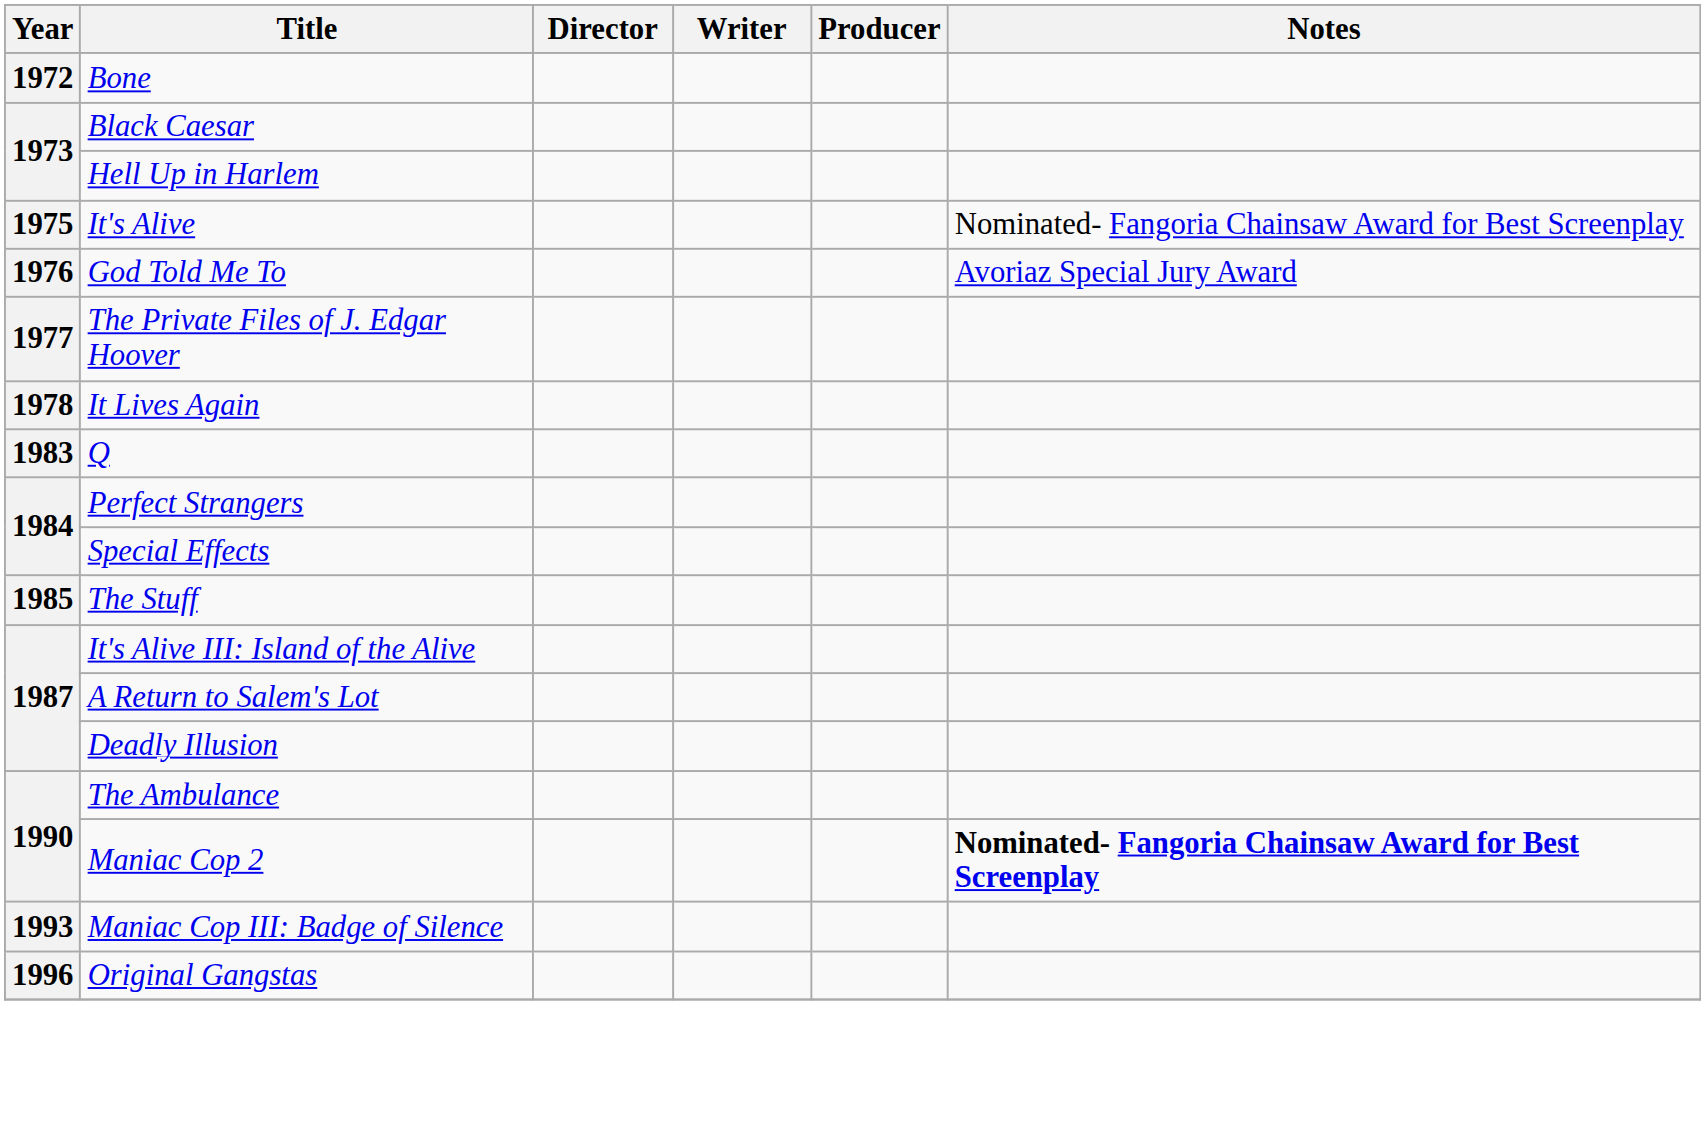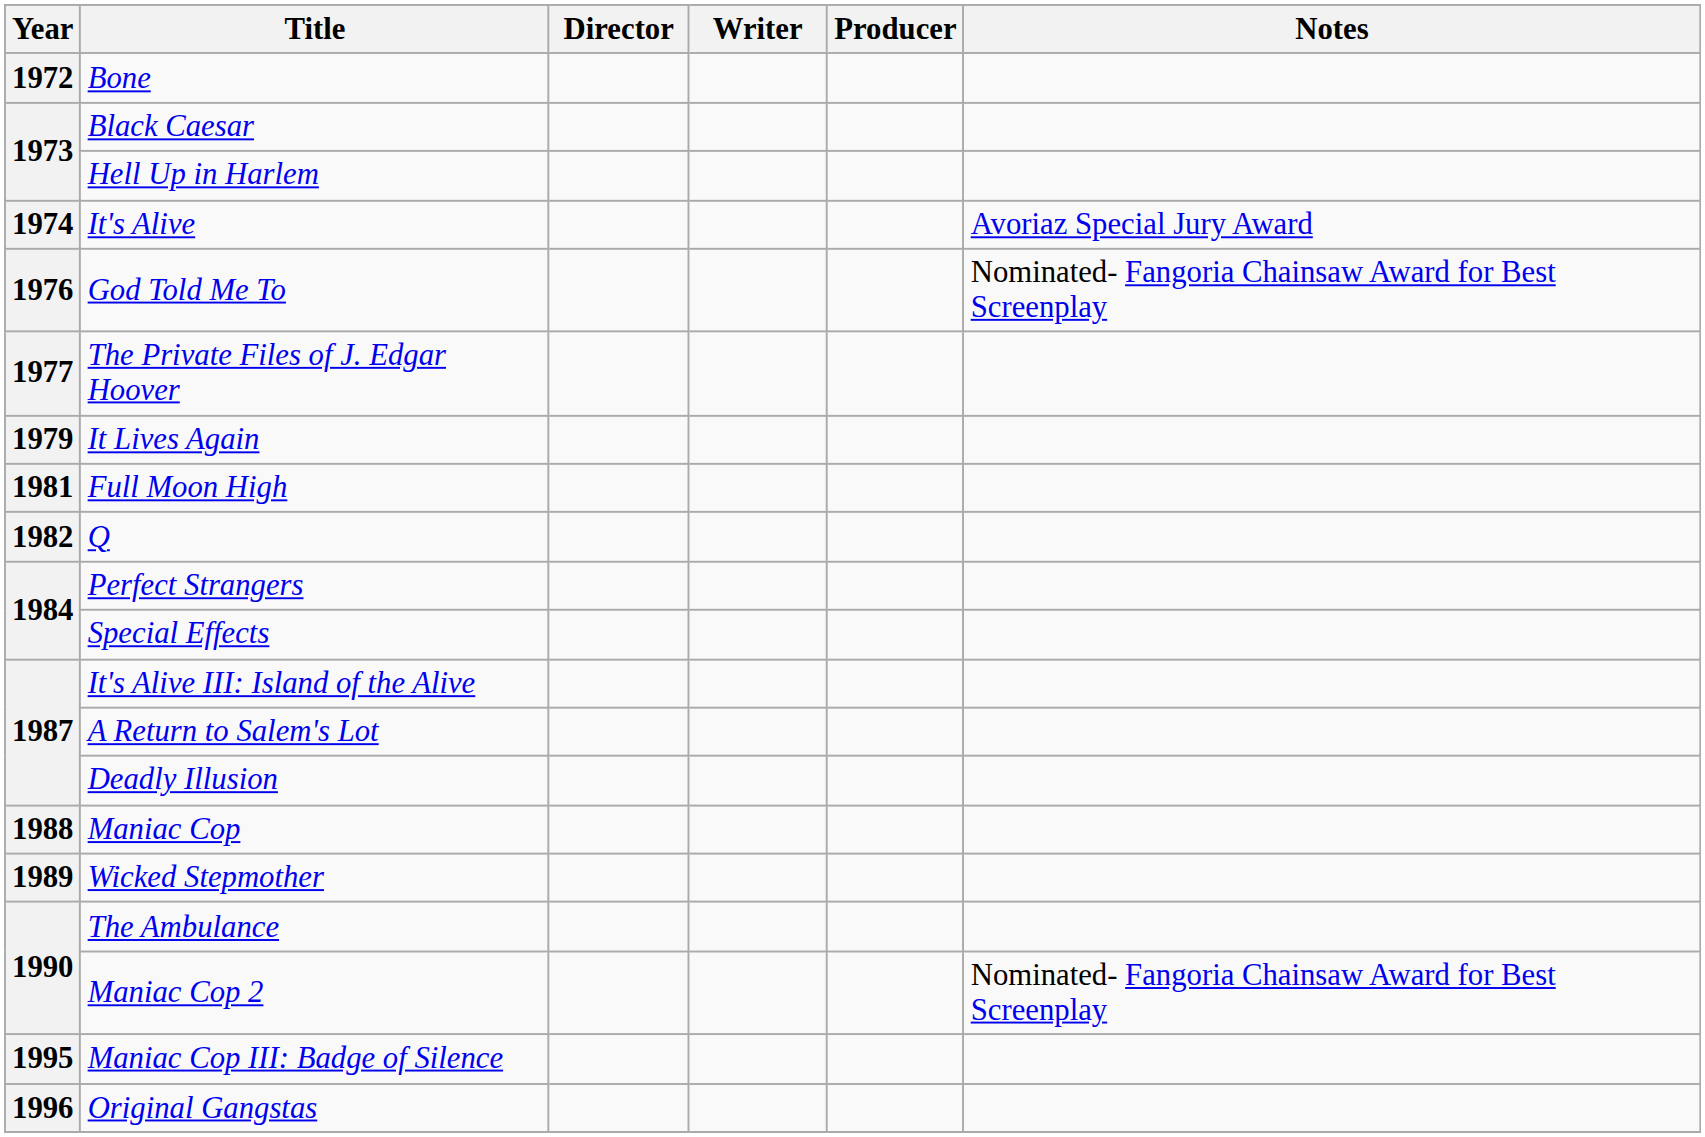(43, 223) 1975 -> (43, 223) 1974
(1319, 223) Nominated- Fangoria Chainsaw Award for Best Screenplay -> (1142, 223) Avoriaz Special Jury Award
(1126, 272) Avoriaz Special Jury Award -> (1263, 289) Nominated- Fangoria Chainsaw Award for Best Screenplay
(43, 404) 1978 -> (43, 439) 1979
+ row: (187, 487)
(43, 453) 1983 -> (43, 536) 1982
- row: (143, 599)
+ row: (164, 828)
+ row: (206, 877)
(1267, 860) bold -> (1263, 992) normal
(43, 926) 1993 -> (43, 1058) 1995
